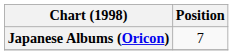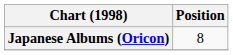(200, 38) 7 -> (200, 38) 8
